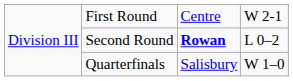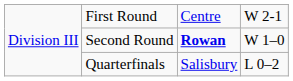(262, 40) L 0–2 -> (264, 40) W 1–0
(264, 64) W 1–0 -> (262, 64) L 0–2
